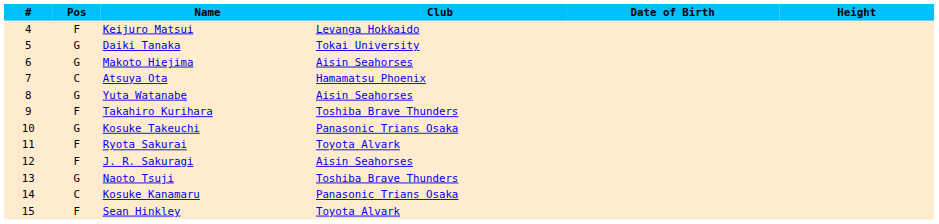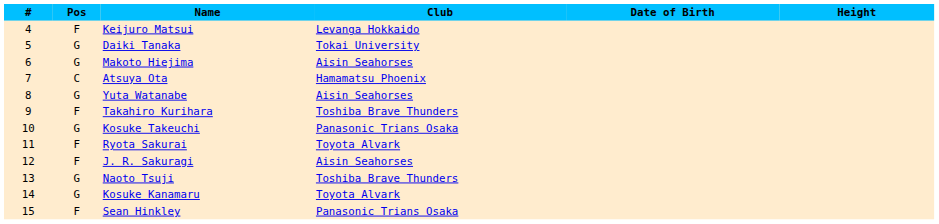(77, 194) C -> (77, 194) G
(387, 194) Panasonic Trians Osaka -> (358, 194) Toyota Alvark
(358, 211) Toyota Alvark -> (387, 211) Panasonic Trians Osaka
